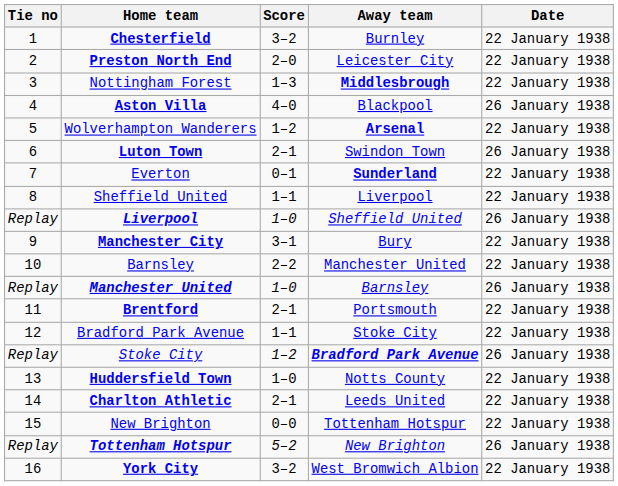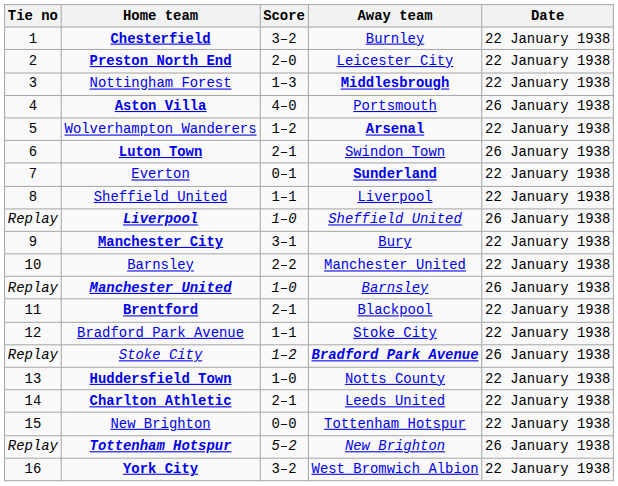(395, 107) Blackpool -> (395, 107) Portsmouth
(395, 311) Portsmouth -> (395, 311) Blackpool
